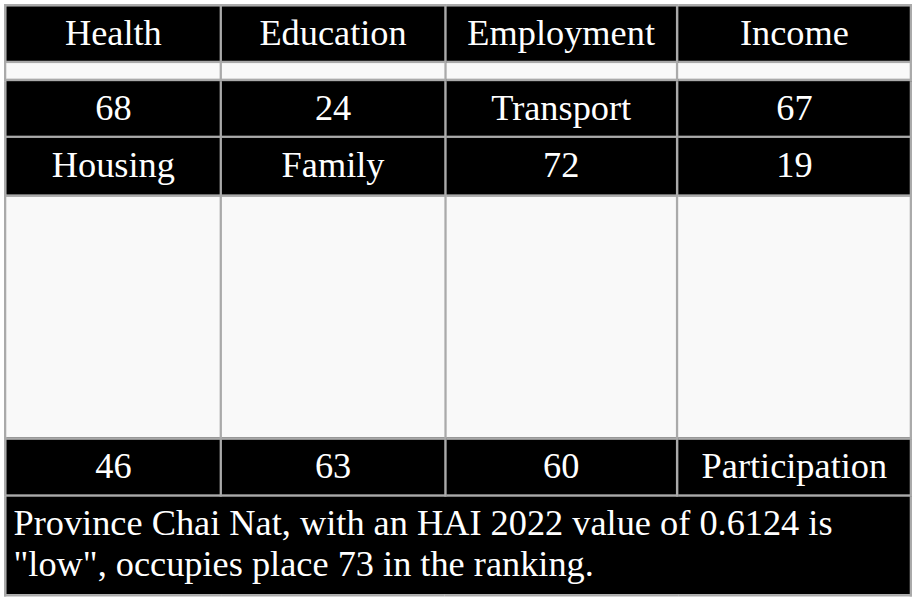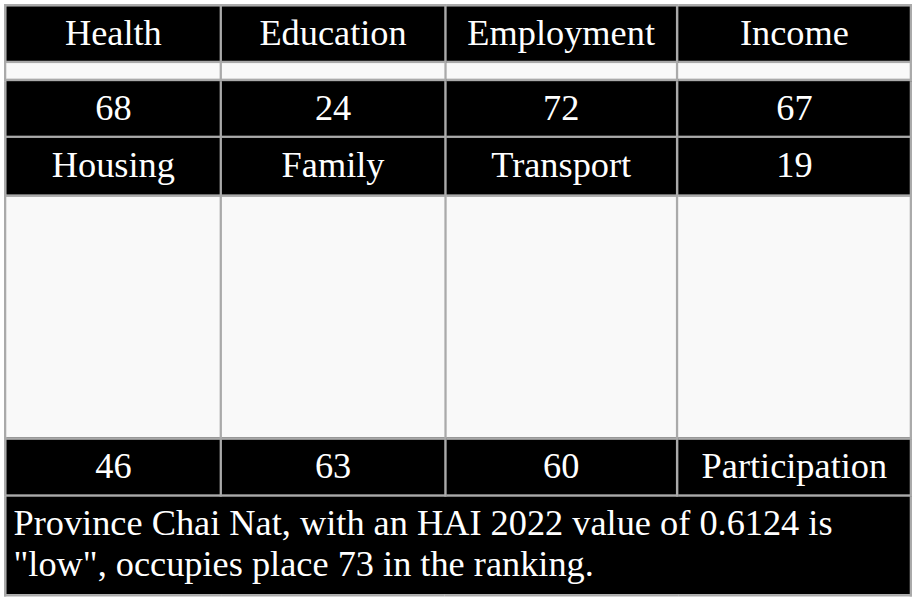(561, 107) Transport -> (561, 107) 72
(561, 165) 72 -> (561, 165) Transport
